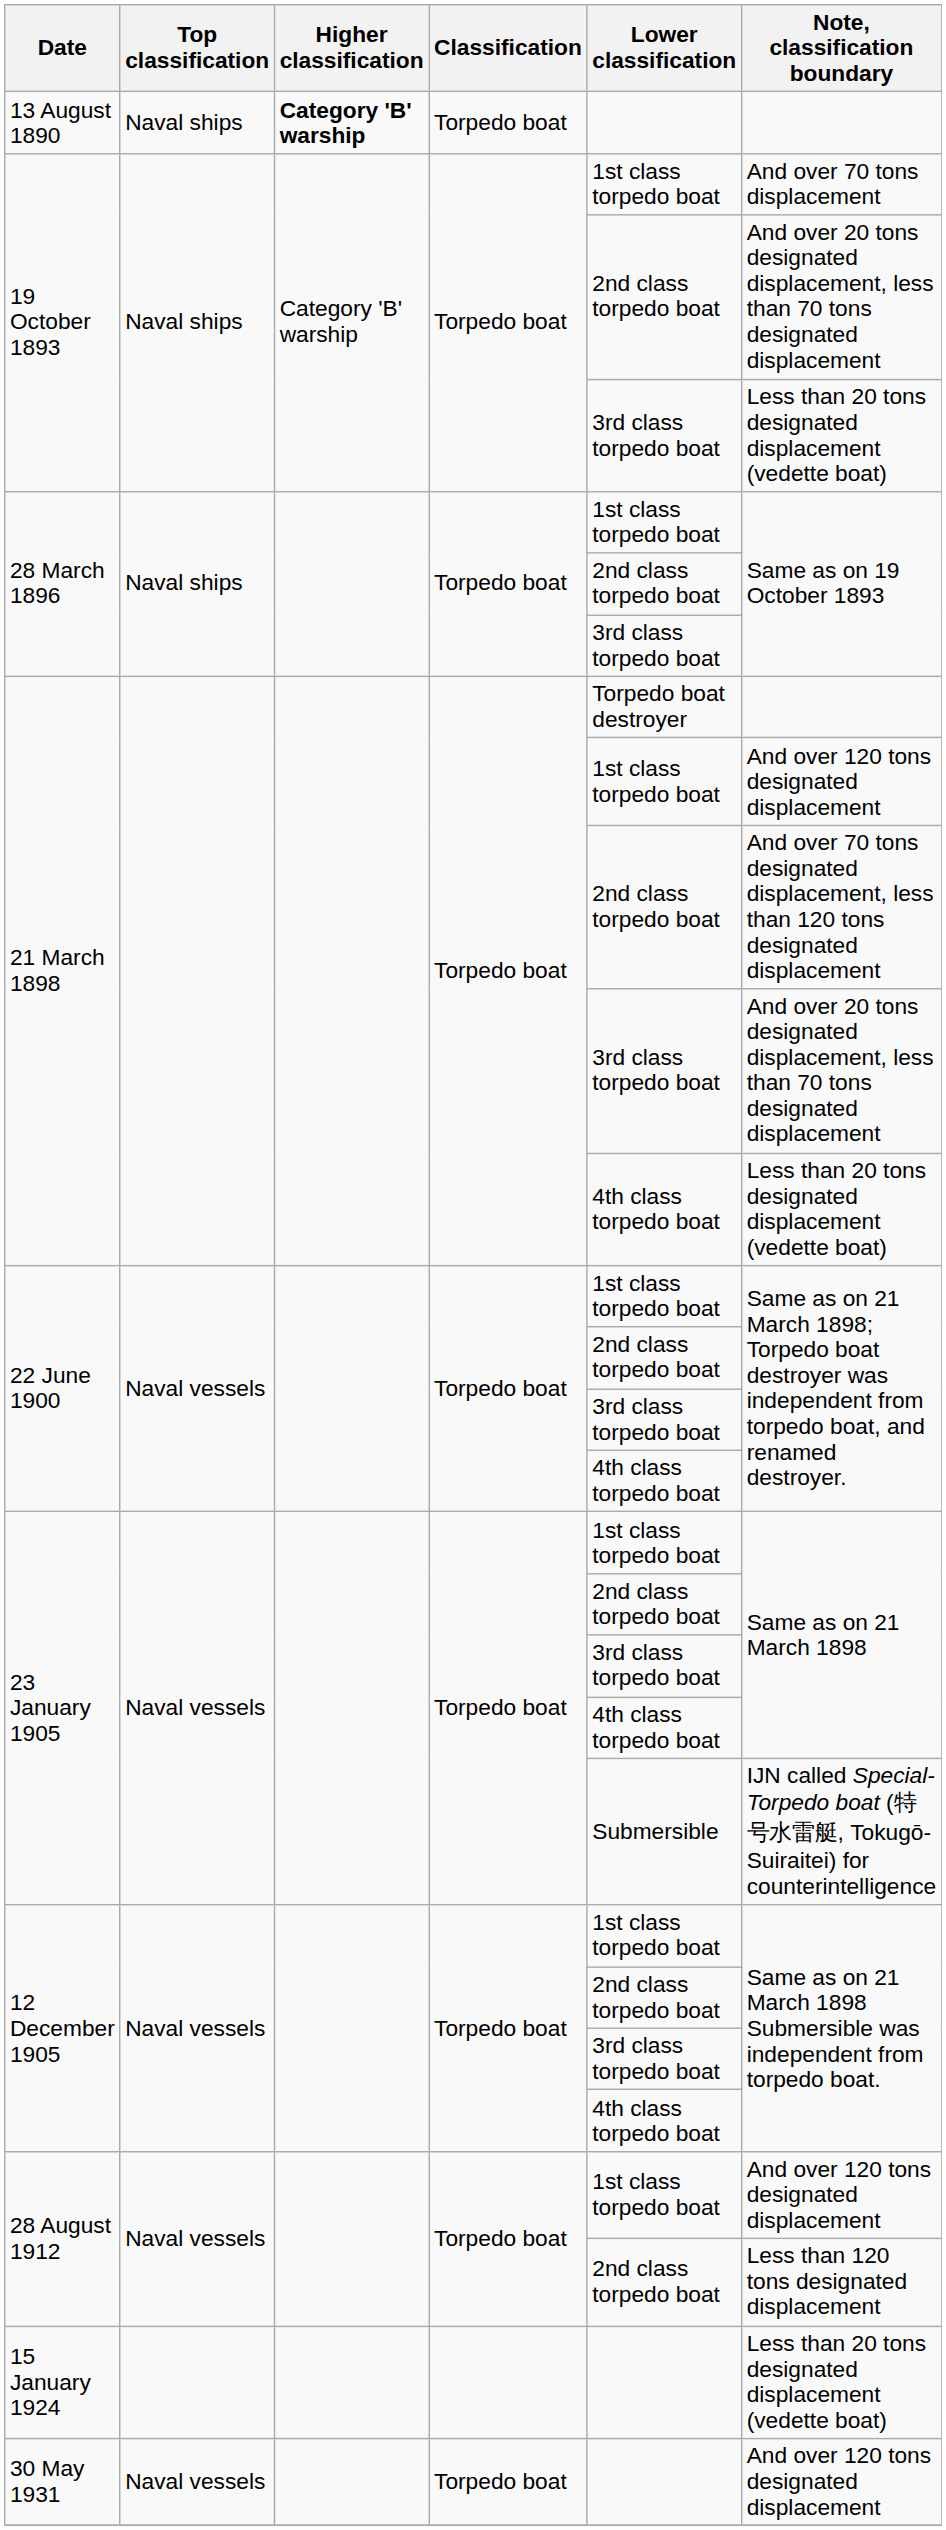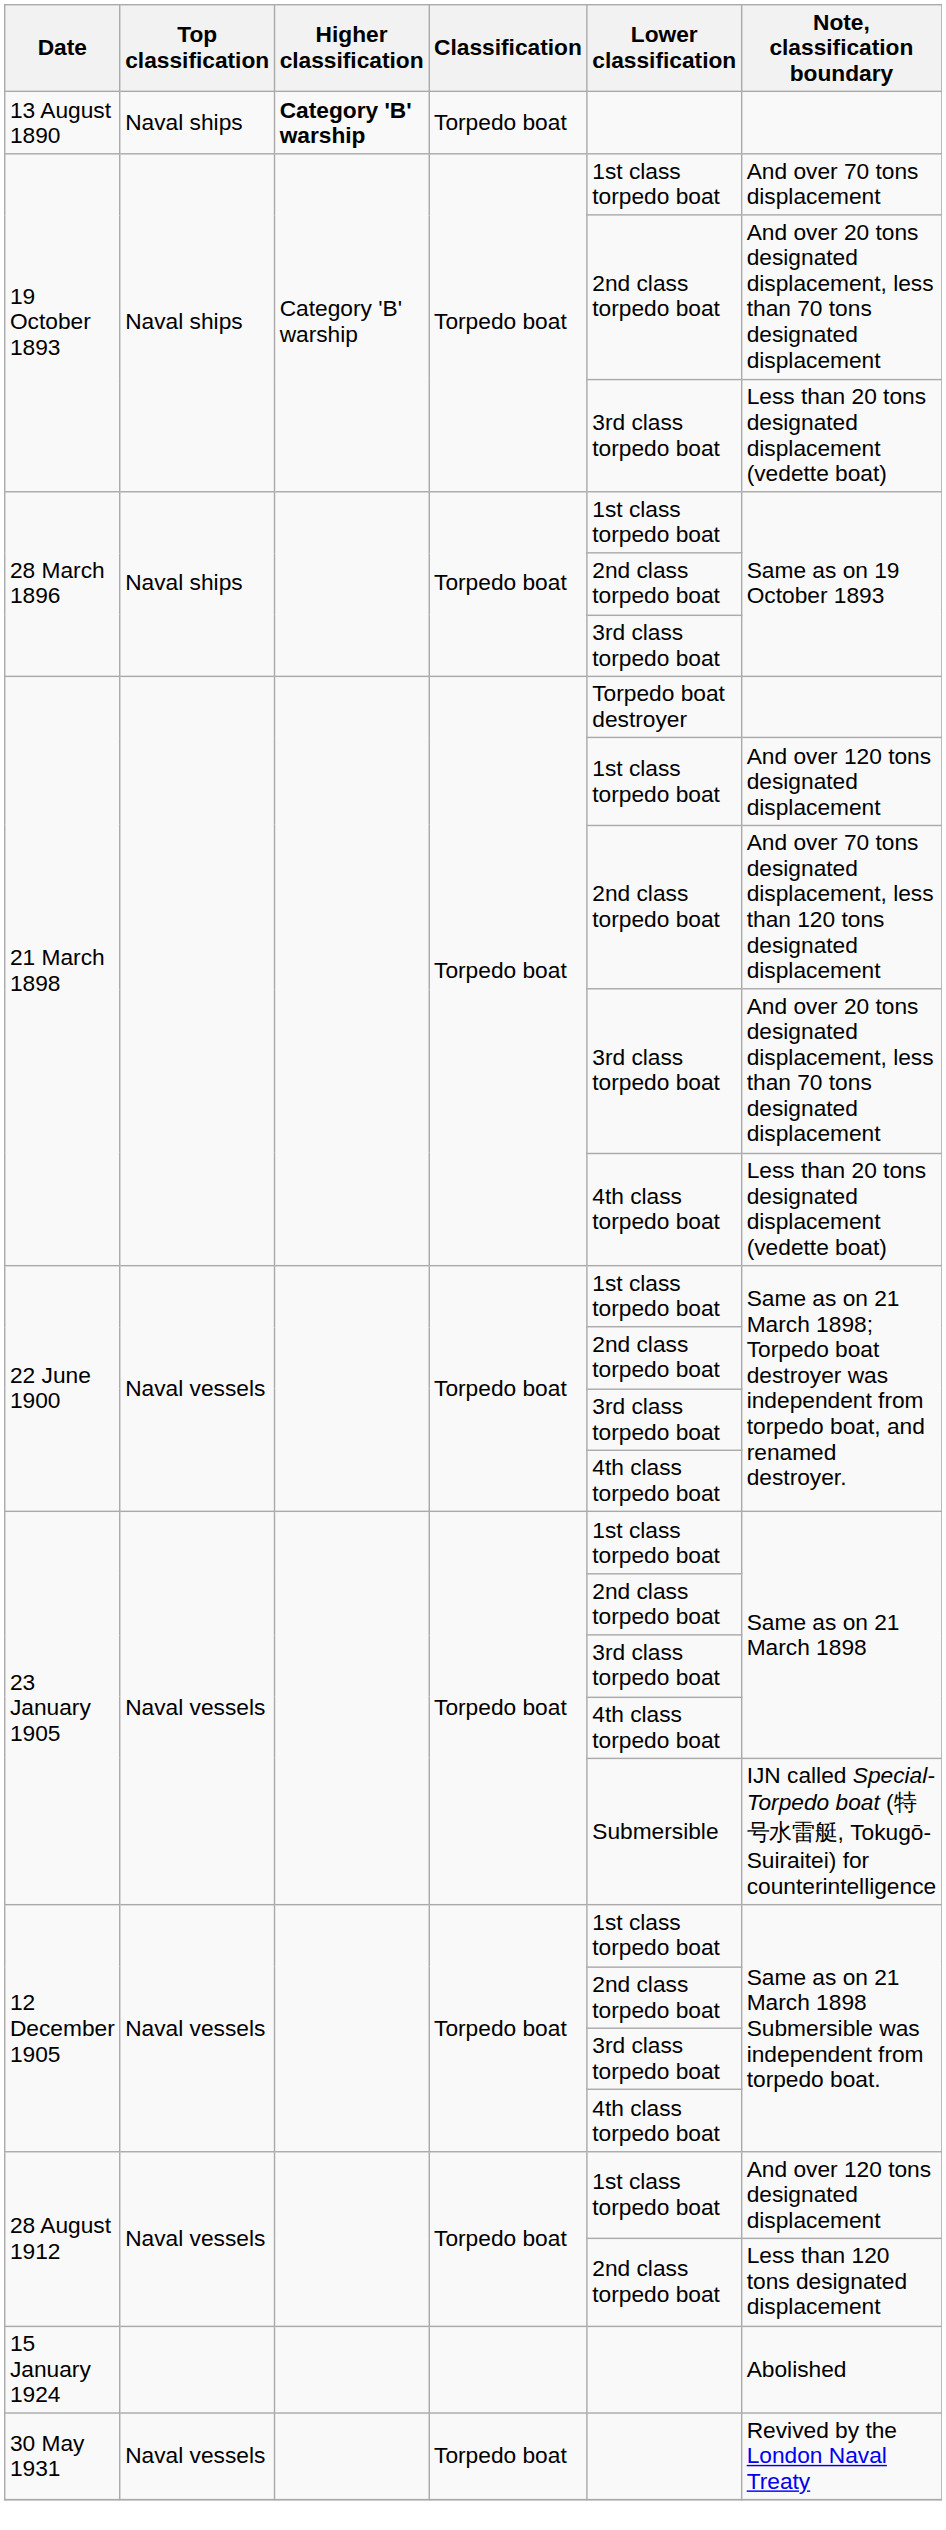(836, 2381) Less than 20 tons designated displacement (vedette boat) -> (797, 2369) Abolished
(839, 2481) And over 120 tons designated displacement -> (822, 2456) Revived by the London Naval Treaty
